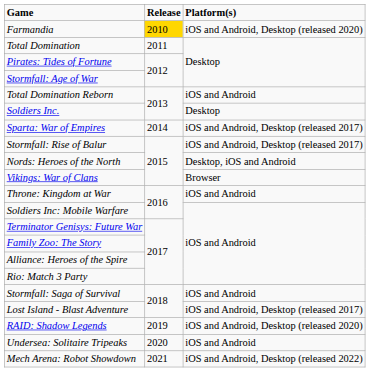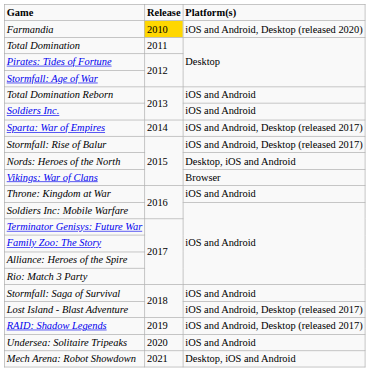(203, 111) Desktop -> (221, 111) iOS and Android
(274, 326) iOS and Android, Desktop (released 2020) -> (274, 326) iOS and Android, Desktop (released 2017)
(274, 359) iOS and Android, Desktop (released 2022) -> (240, 359) Desktop, iOS and Android
